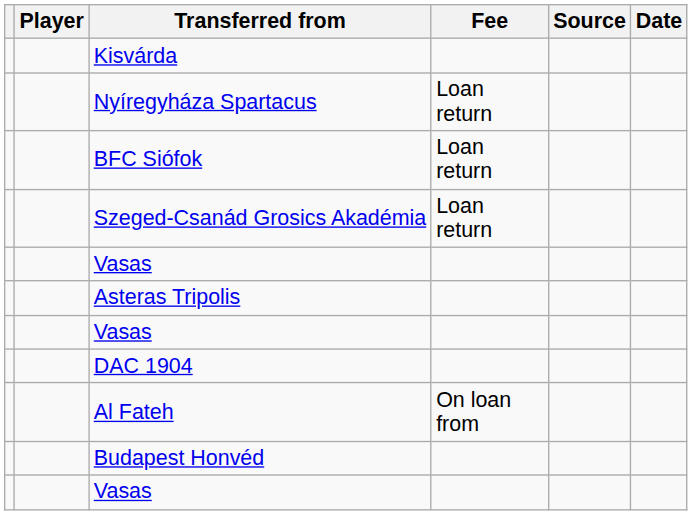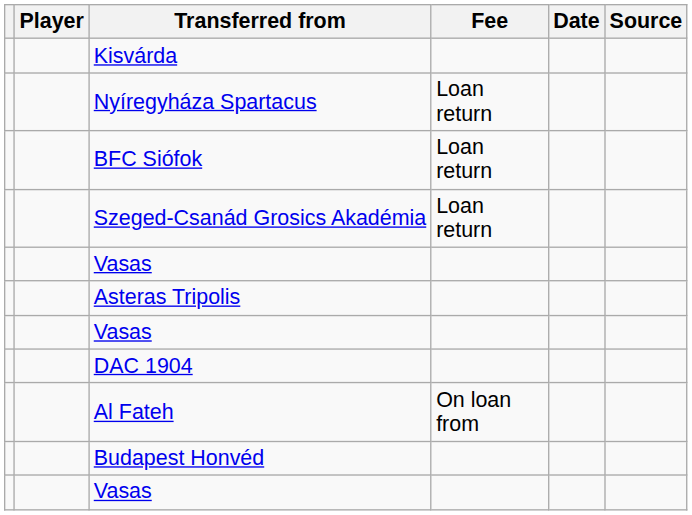columns swapped: (659, 21) <-> (590, 21)
